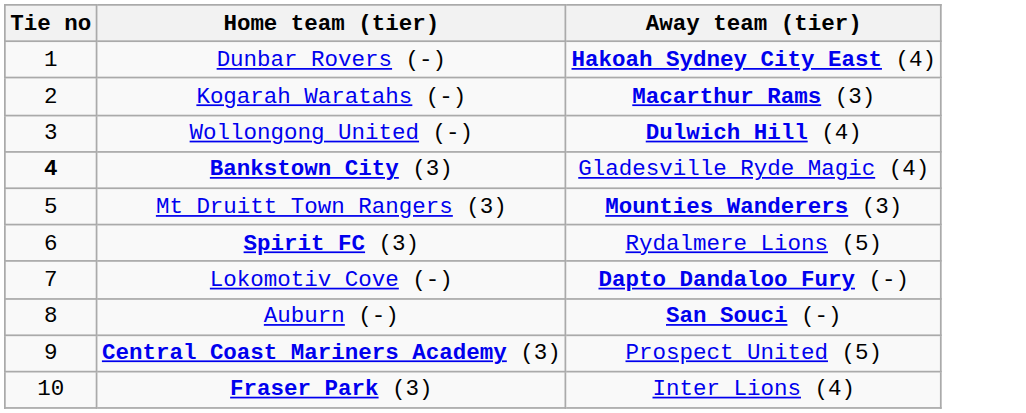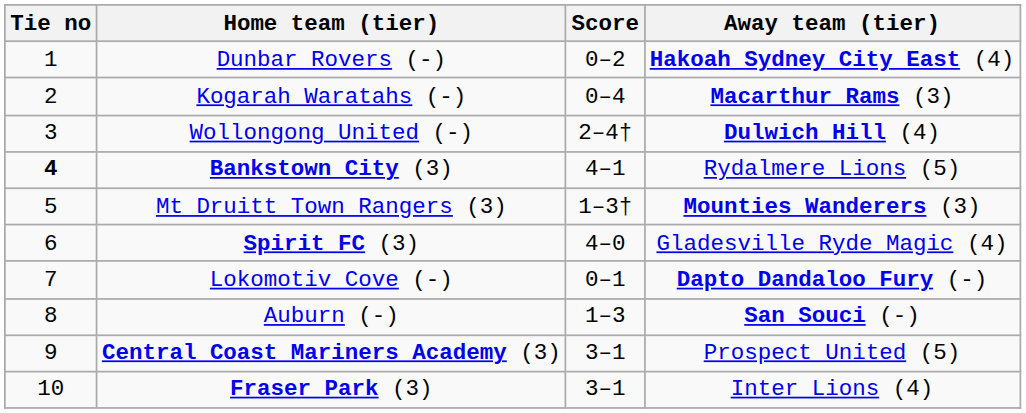+ column: (605, 23)
(754, 170) Gladesville Ryde Magic (4) -> (832, 170) Rydalmere Lions (5)
(754, 243) Rydalmere Lions (5) -> (832, 243) Gladesville Ryde Magic (4)
